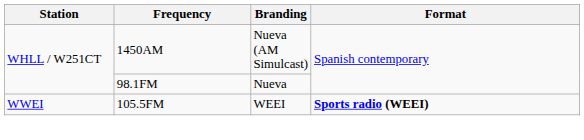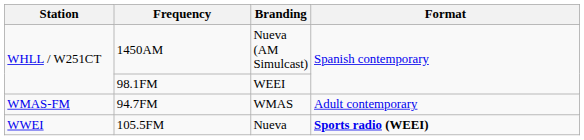(270, 84) Nueva -> (269, 84) WEEI
+ row: (137, 104)
(269, 104) WEEI -> (270, 124) Nueva
